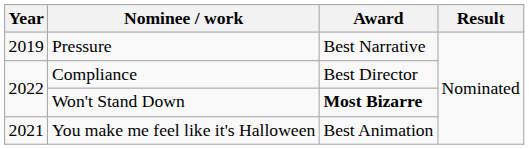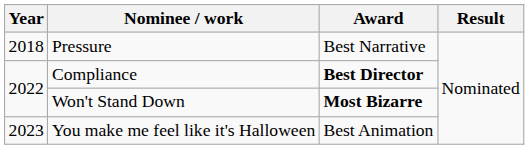(26, 46) 2019 -> (26, 46) 2018
(371, 74) normal -> (373, 74) bold
(26, 130) 2021 -> (26, 130) 2023
